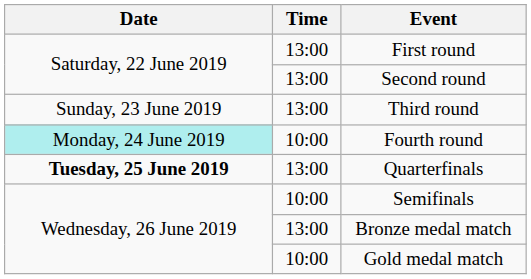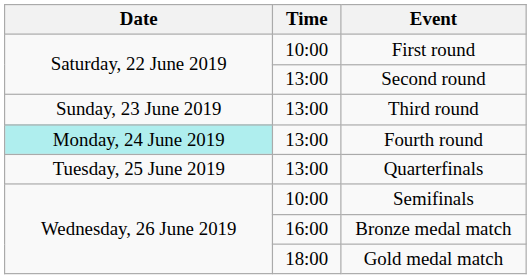(307, 49) 13:00 -> (307, 49) 10:00
(307, 139) 10:00 -> (307, 139) 13:00
(139, 169) bold -> (139, 169) normal
(307, 229) 13:00 -> (307, 229) 16:00
(307, 259) 10:00 -> (307, 259) 18:00
